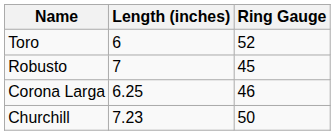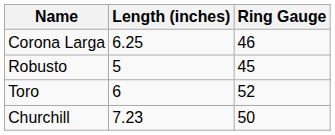rows swapped: (57, 92) <-> (24, 42)
(117, 67) 7 -> (117, 67) 5
